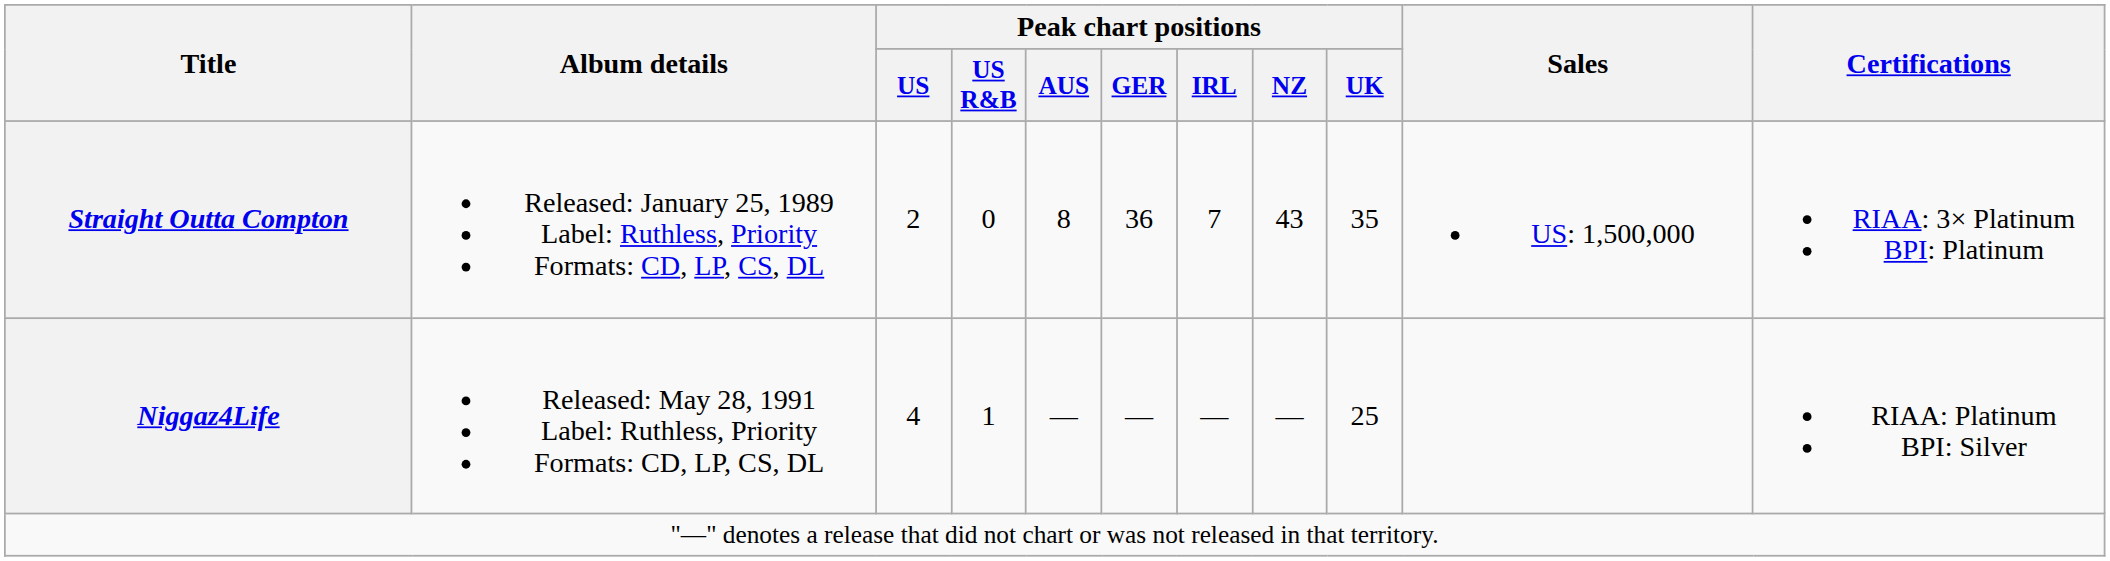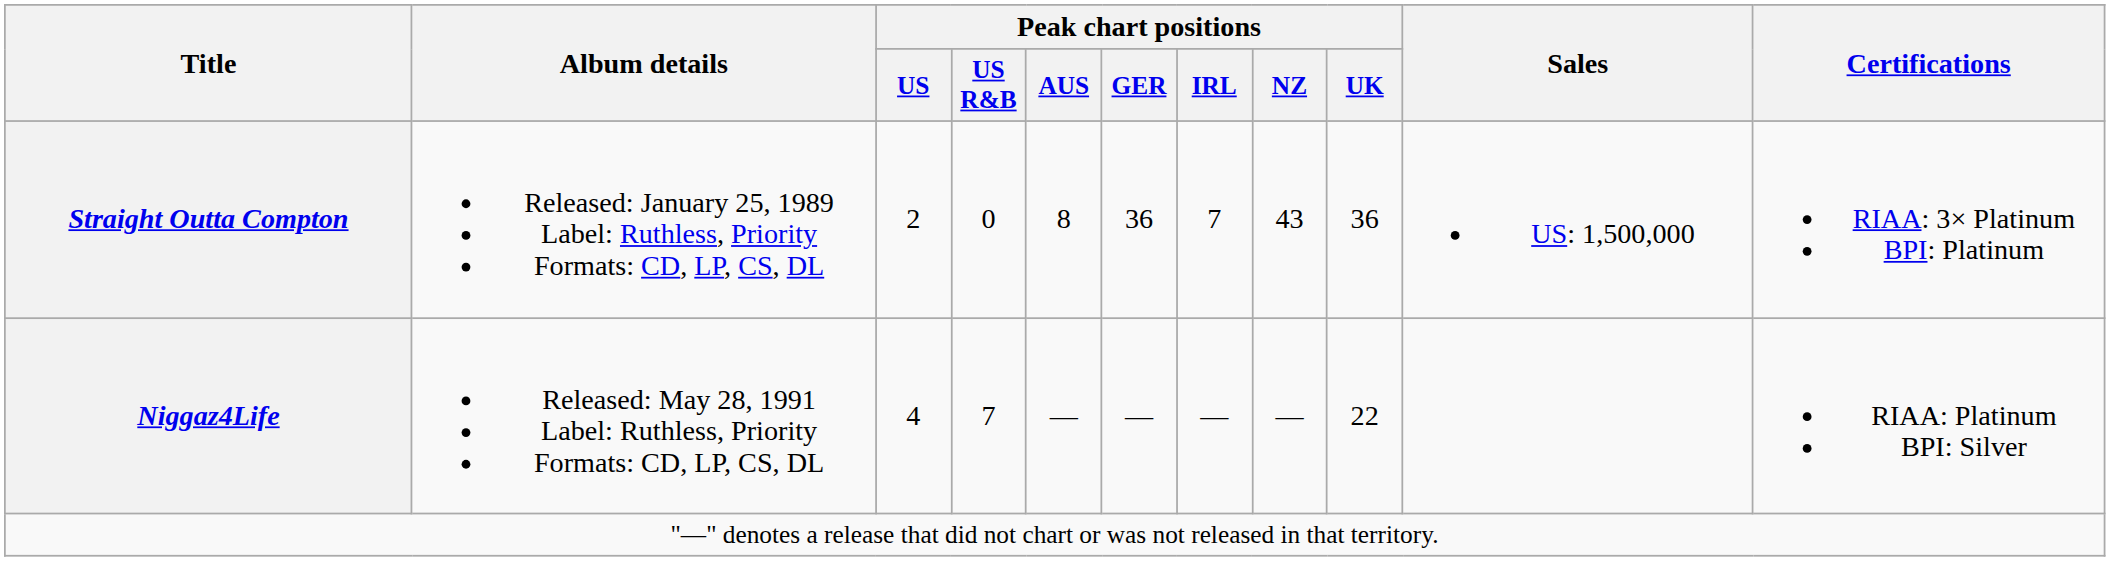(1365, 218) 35 -> (1365, 218) 36
(988, 414) 1 -> (988, 414) 7
(1365, 414) 25 -> (1365, 414) 22
